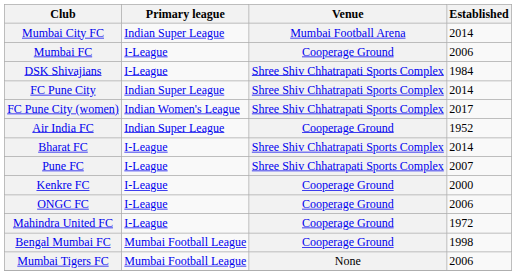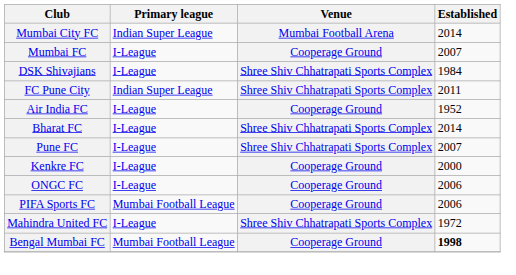(461, 52) 2006 -> (450, 52) 2007
(461, 90) 2014 -> (449, 90) 2011
- row: (63, 109)
(174, 128) Indian Super League -> (134, 109) I-League
+ row: (57, 204)
(348, 223) Cooperage Ground -> (336, 223) Shree Shiv Chhatrapati Sports Complex
(461, 242) normal -> (450, 242) bold
- row: (63, 261)
